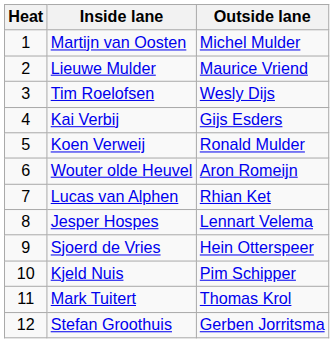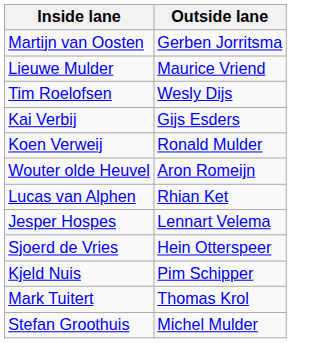- column: (26, 17)
(250, 42) Michel Mulder -> (220, 42) Gerben Jorritsma
(262, 324) Gerben Jorritsma -> (208, 324) Michel Mulder
